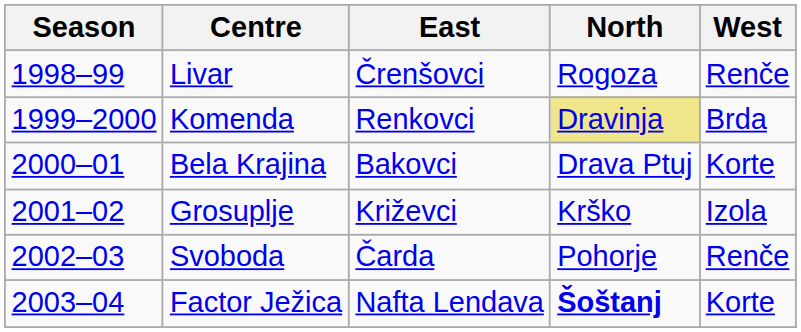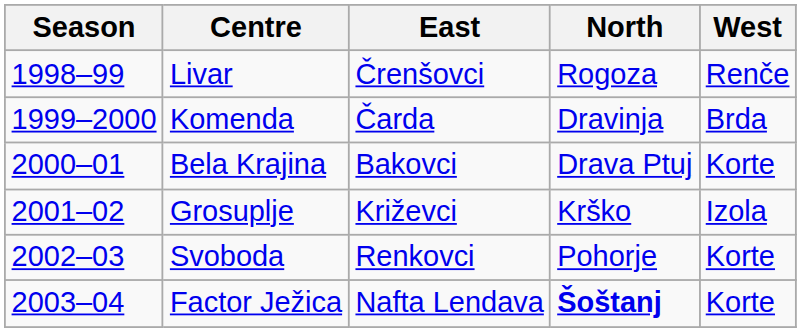(415, 119) Renkovci -> (395, 119) Čarda
(610, 119) khaki background -> (610, 119) no background
(395, 257) Čarda -> (415, 257) Renkovci
(748, 257) Renče -> (740, 257) Korte
